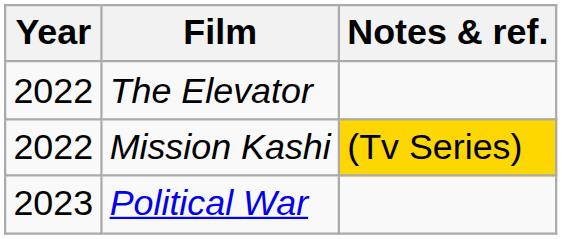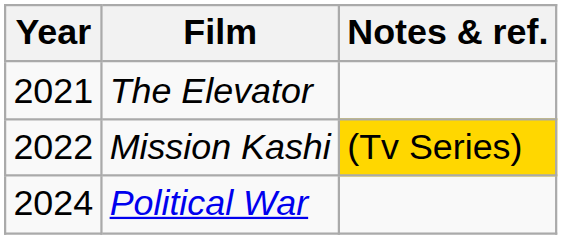(53, 89) 2022 -> (53, 89) 2021
(53, 203) 2023 -> (53, 203) 2024
